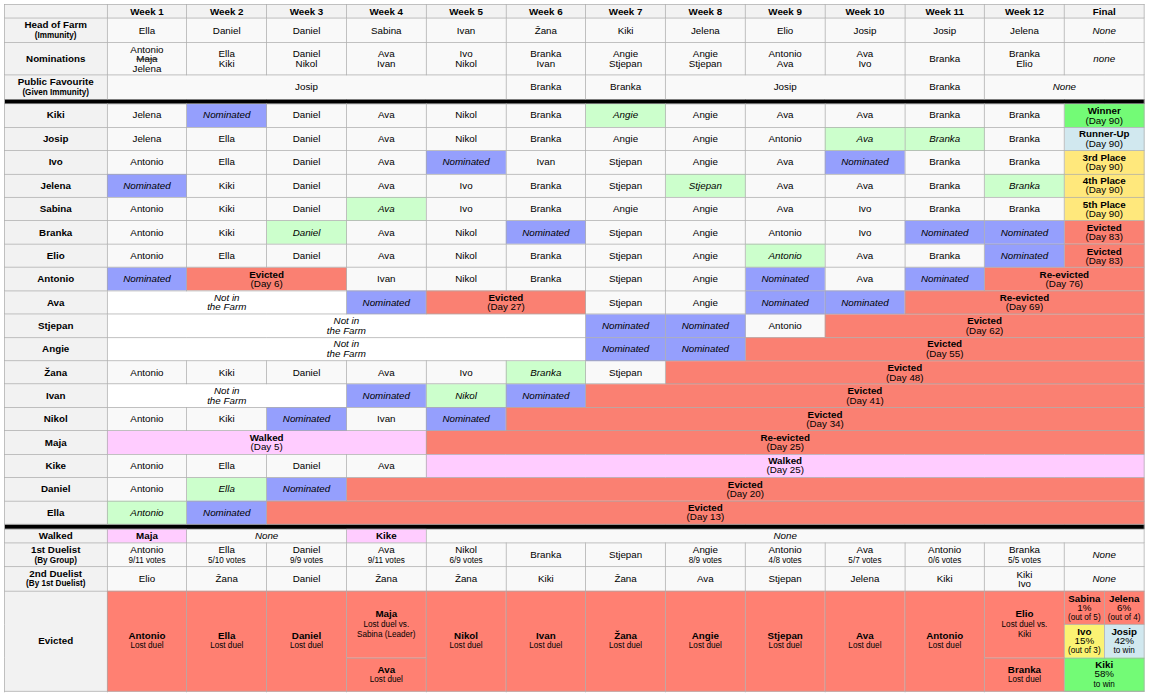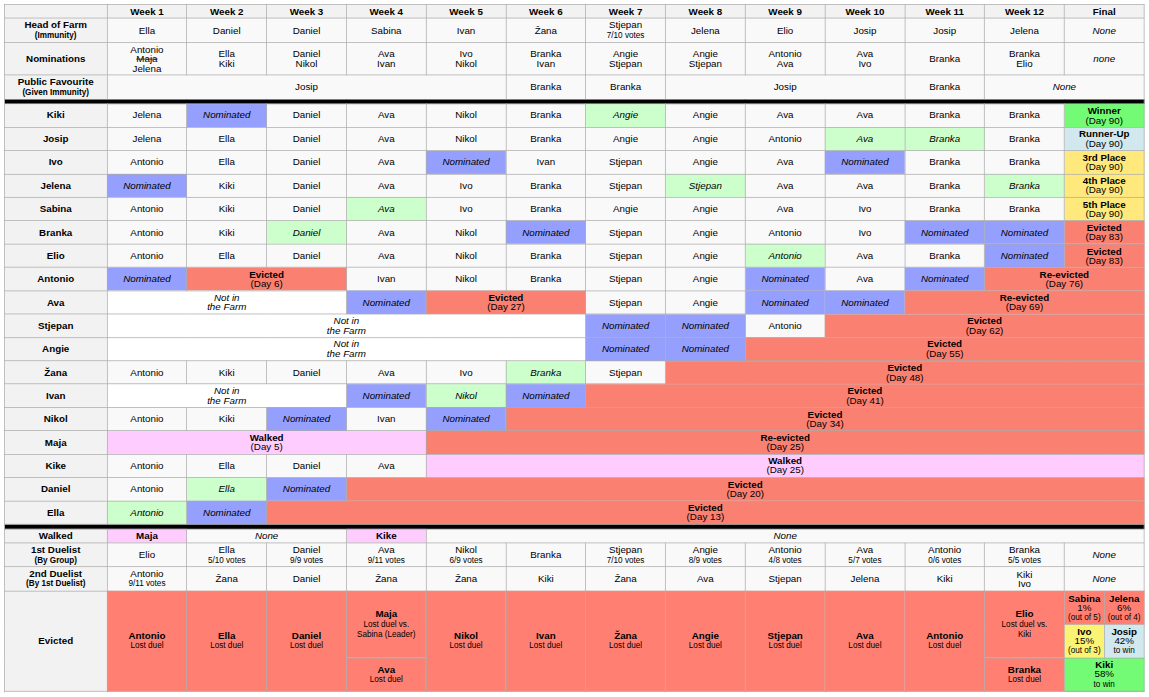(626, 30) Kiki -> (626, 29) Stjepan 7/10 votes
(147, 554) Antonio 9/11 votes -> (147, 555) Elio
(626, 555) Stjepan -> (626, 554) Stjepan 7/10 votes
(147, 579) Elio -> (147, 578) Antonio 9/11 votes
